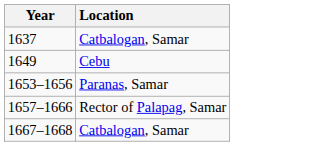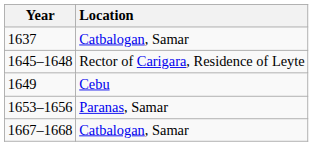+ row: (40, 61)
- row: (40, 107)
